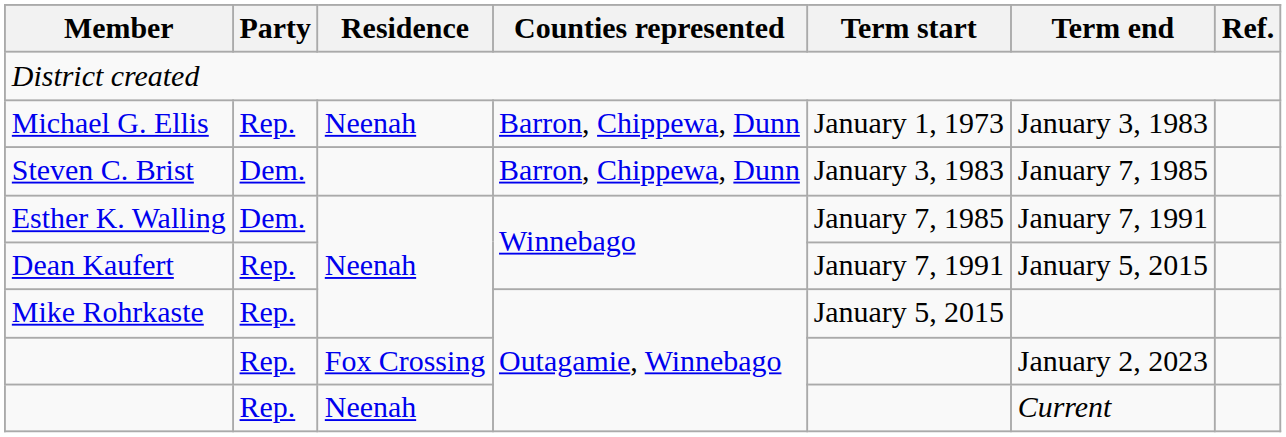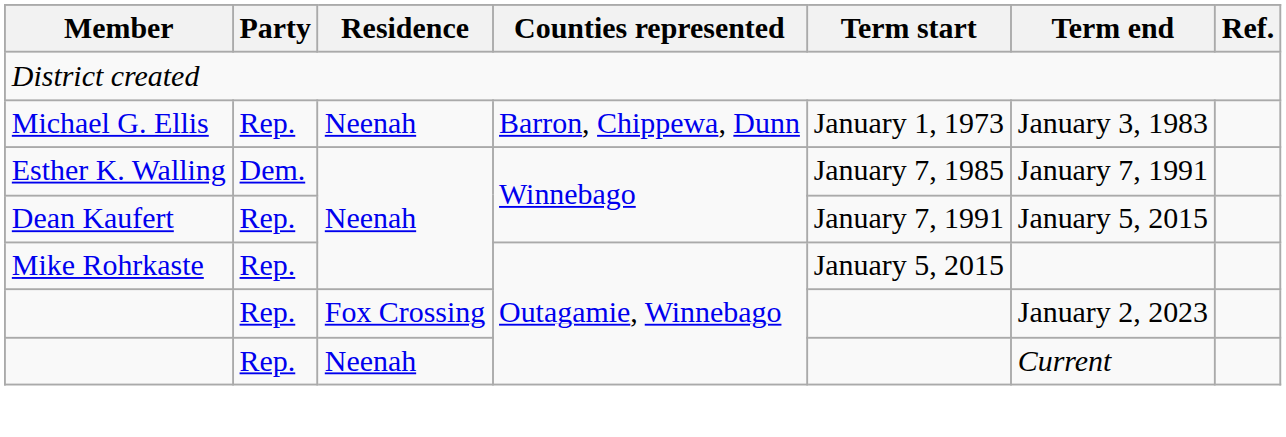- row: (103, 170)
